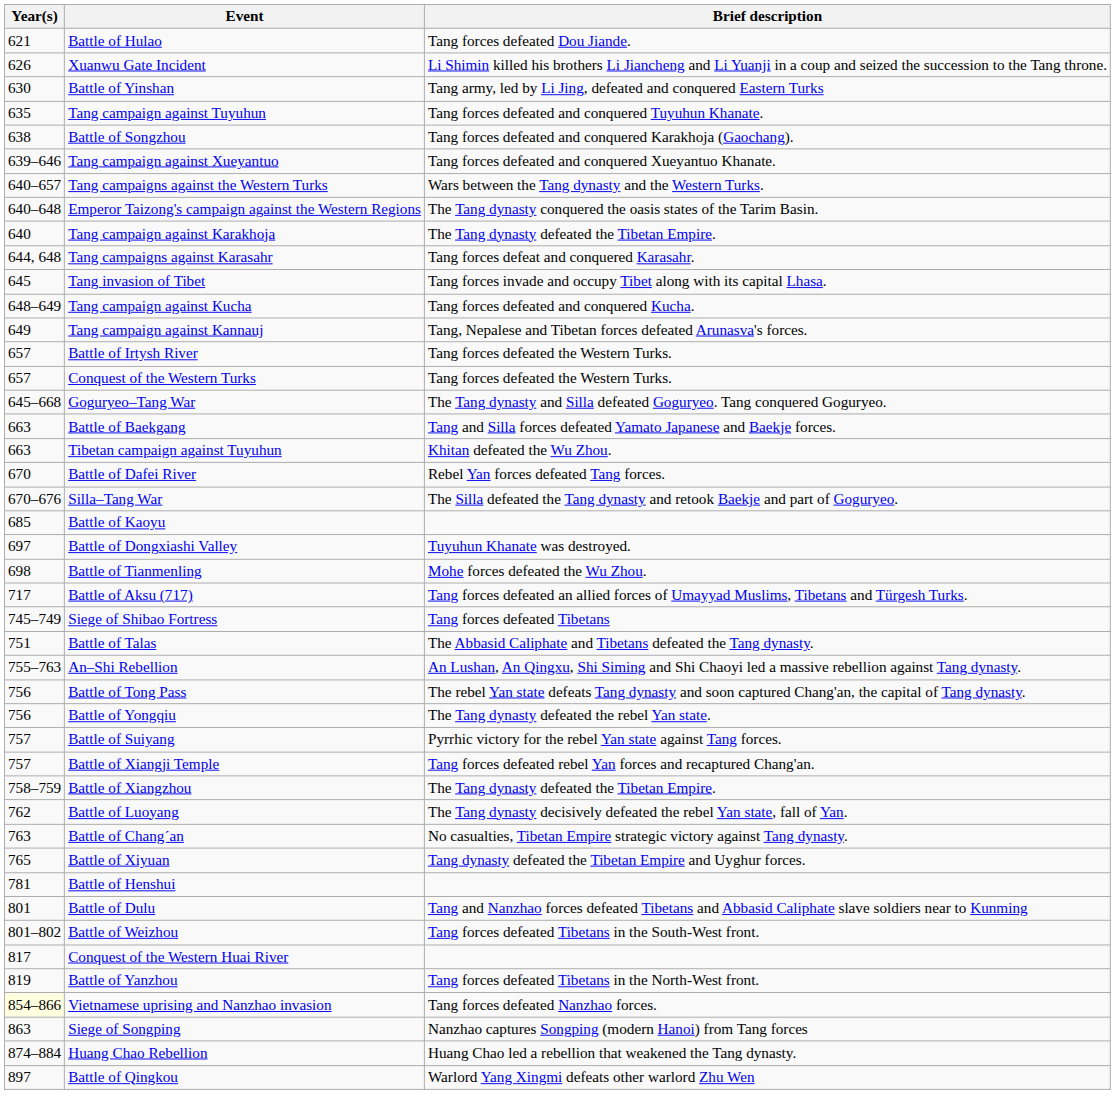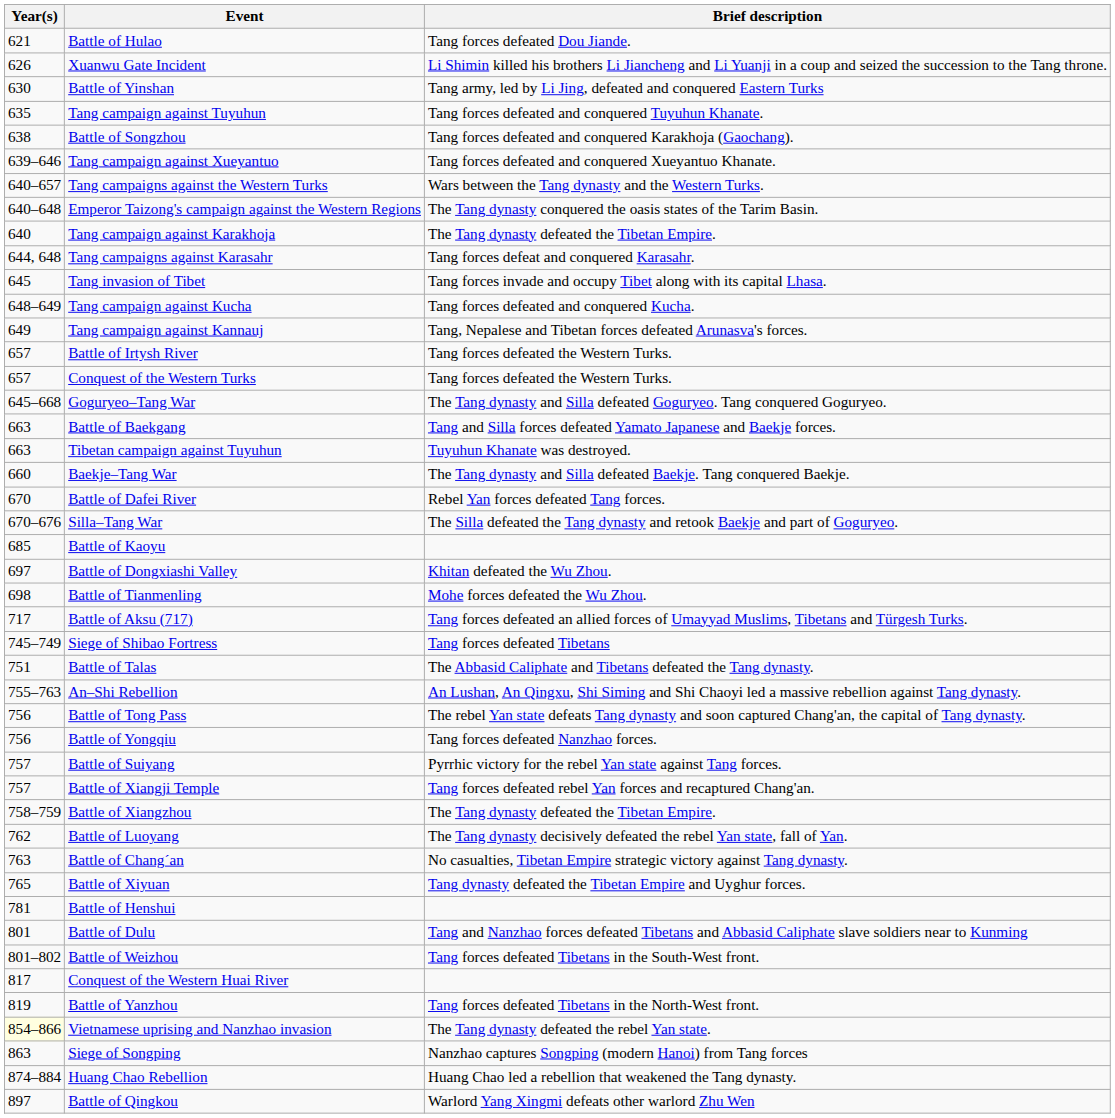(520, 450) Khitan defeated the Wu Zhou. -> (529, 450) Tuyuhun Khanate was destroyed.
+ row: (122, 474)
(529, 546) Tuyuhun Khanate was destroyed. -> (520, 570) Khitan defeated the Wu Zhou.
(569, 715) The Tang dynasty defeated the rebel Yan state. -> (542, 739) Tang forces defeated Nanzhao forces.
(542, 1004) Tang forces defeated Nanzhao forces. -> (569, 1029) The Tang dynasty defeated the rebel Yan state.
